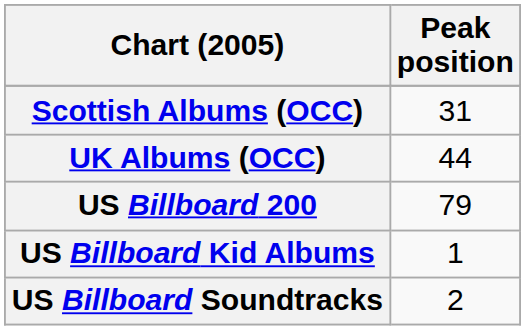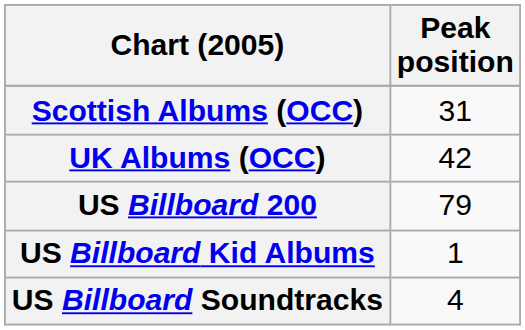(455, 157) 44 -> (455, 157) 42
(455, 300) 2 -> (455, 300) 4
